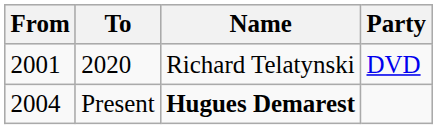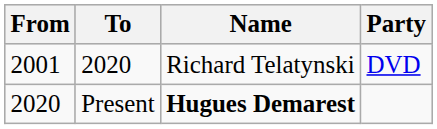(35, 103) 2004 -> (35, 103) 2020
